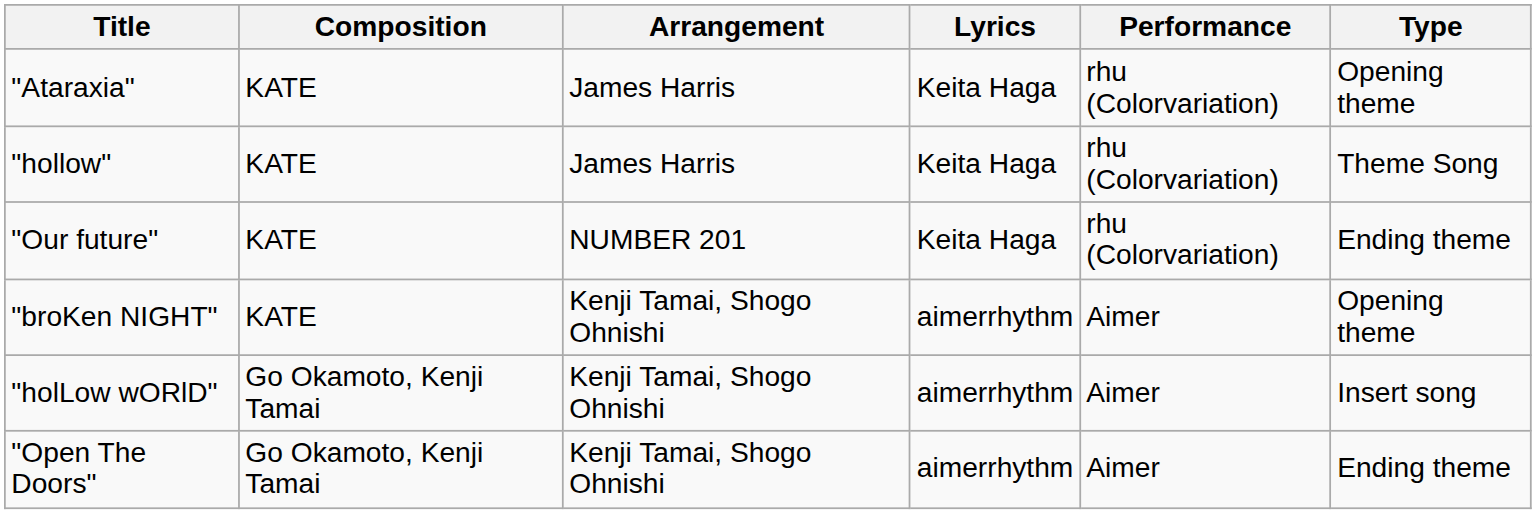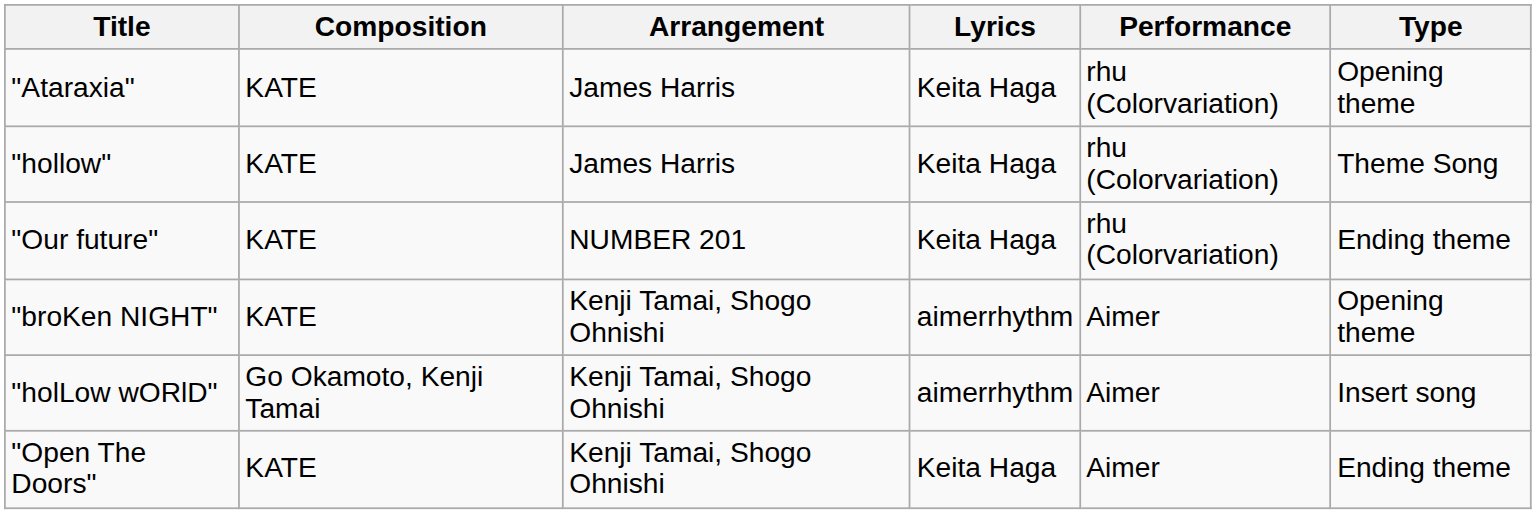(364, 469) Go Okamoto, Kenji Tamai -> (281, 469) KATE
(995, 469) aimerrhythm -> (987, 469) Keita Haga
